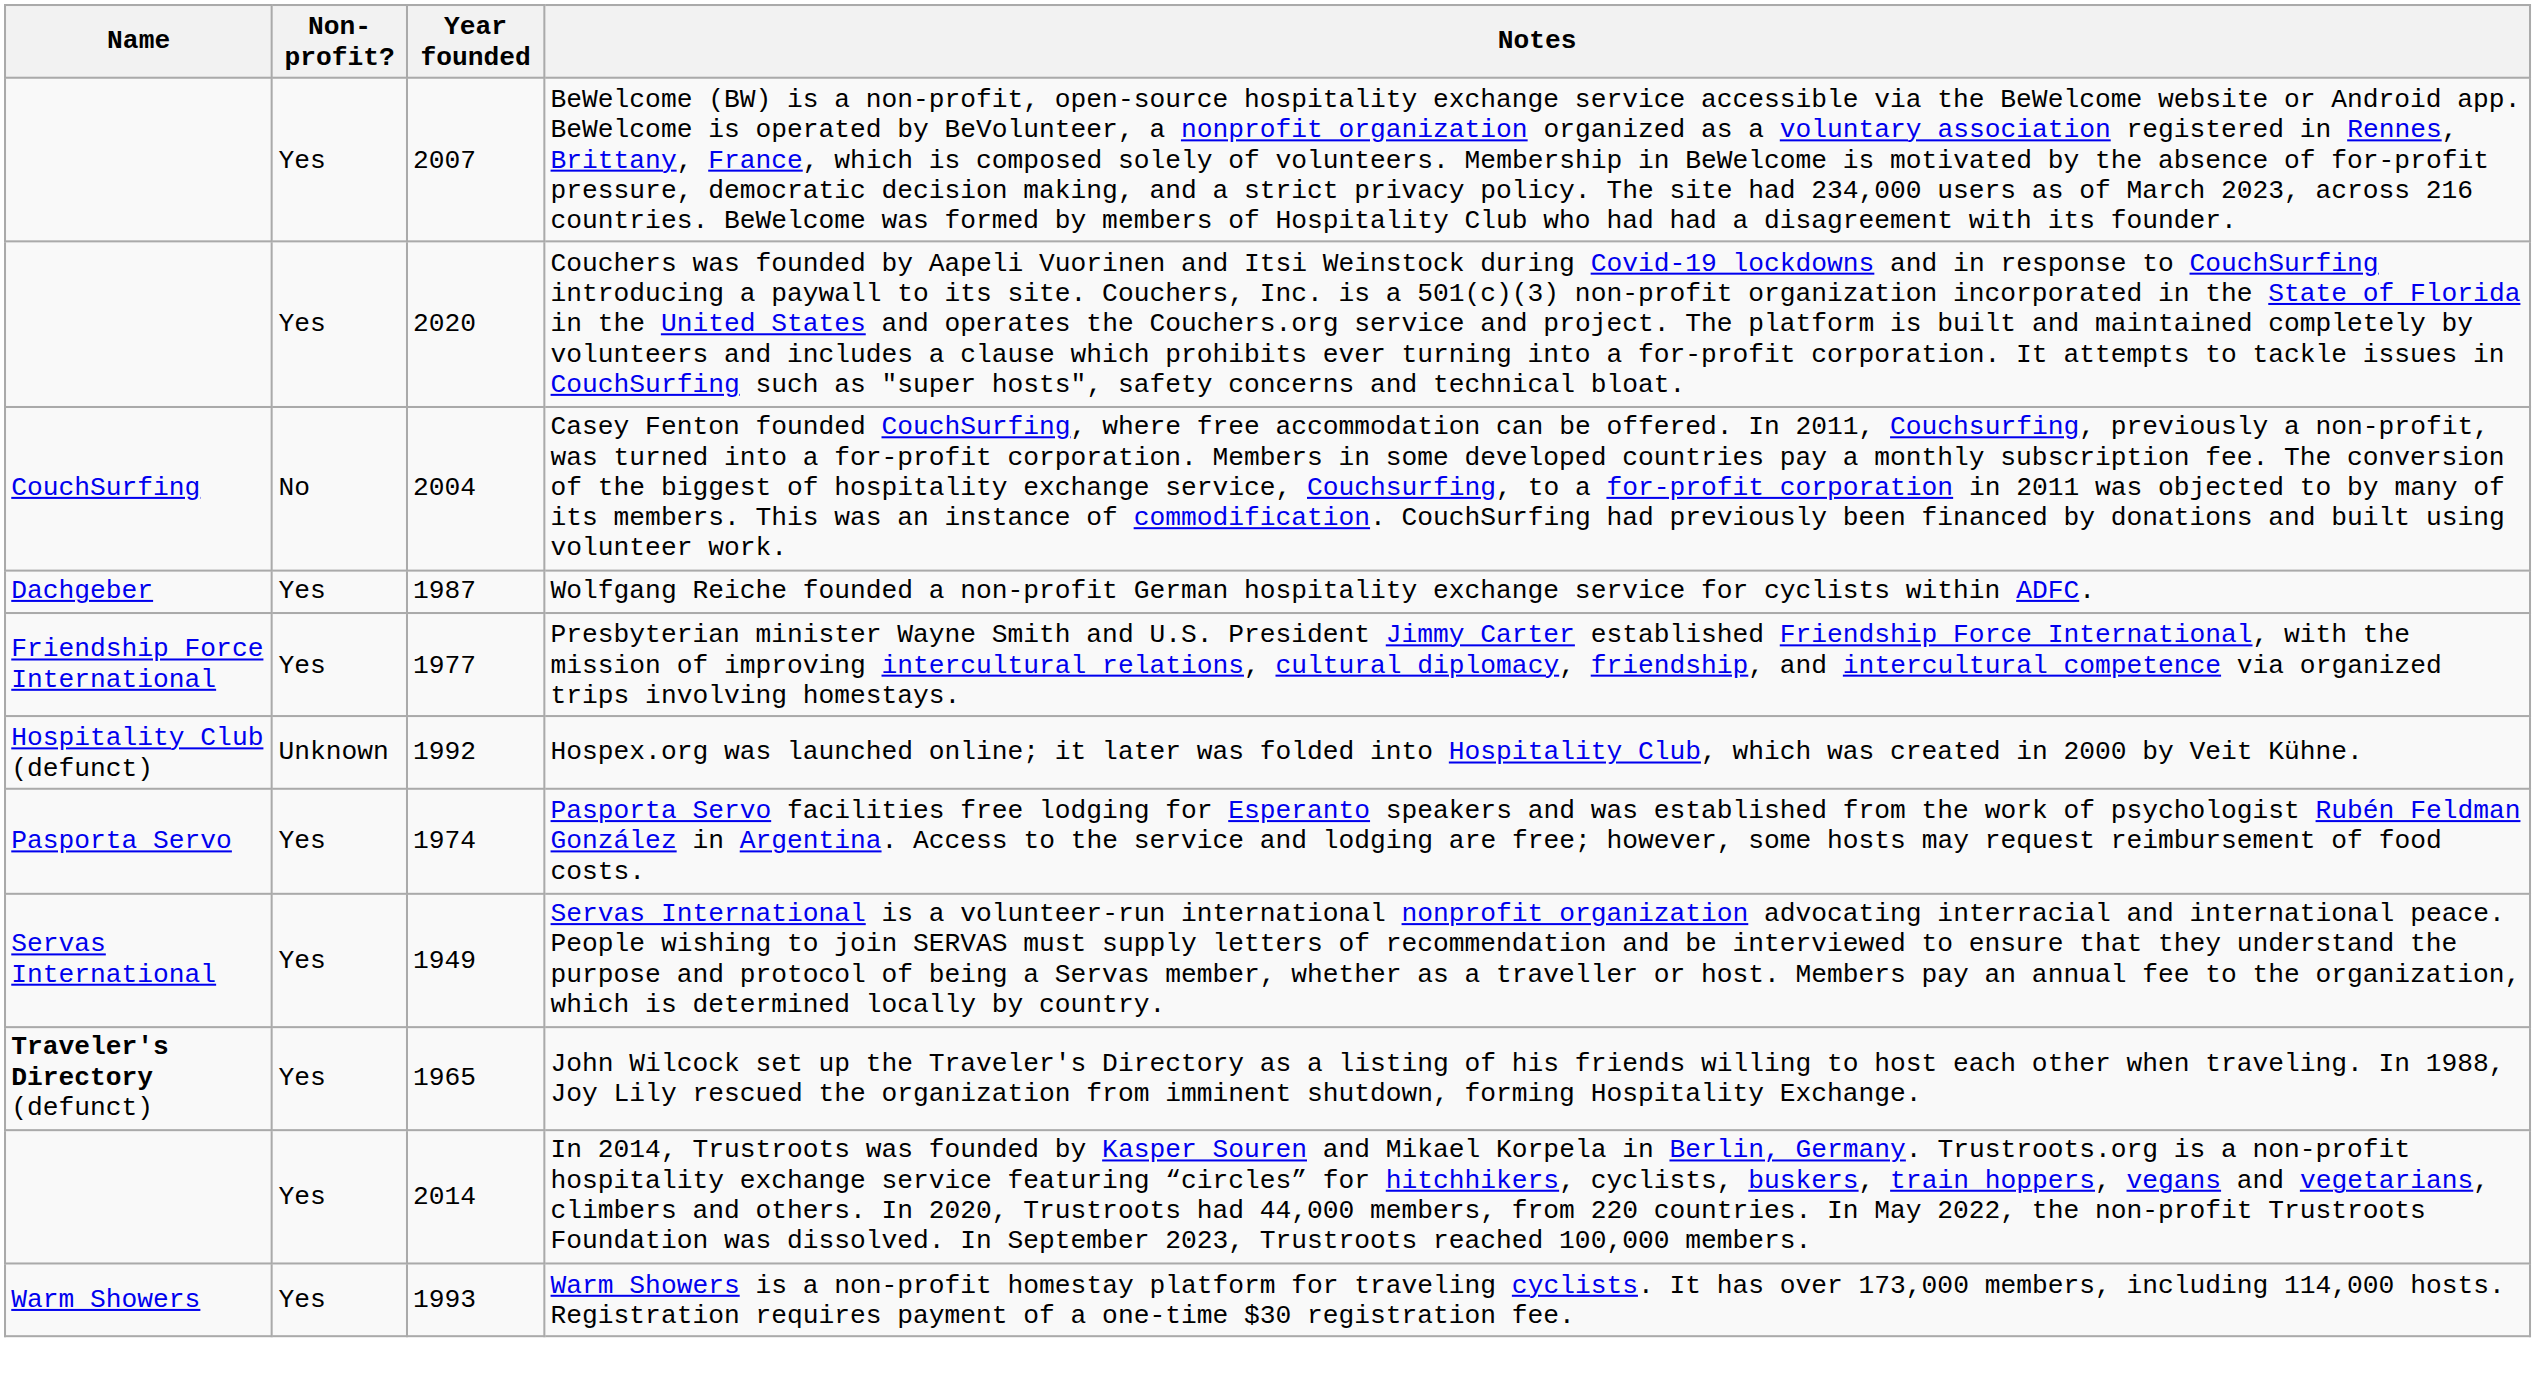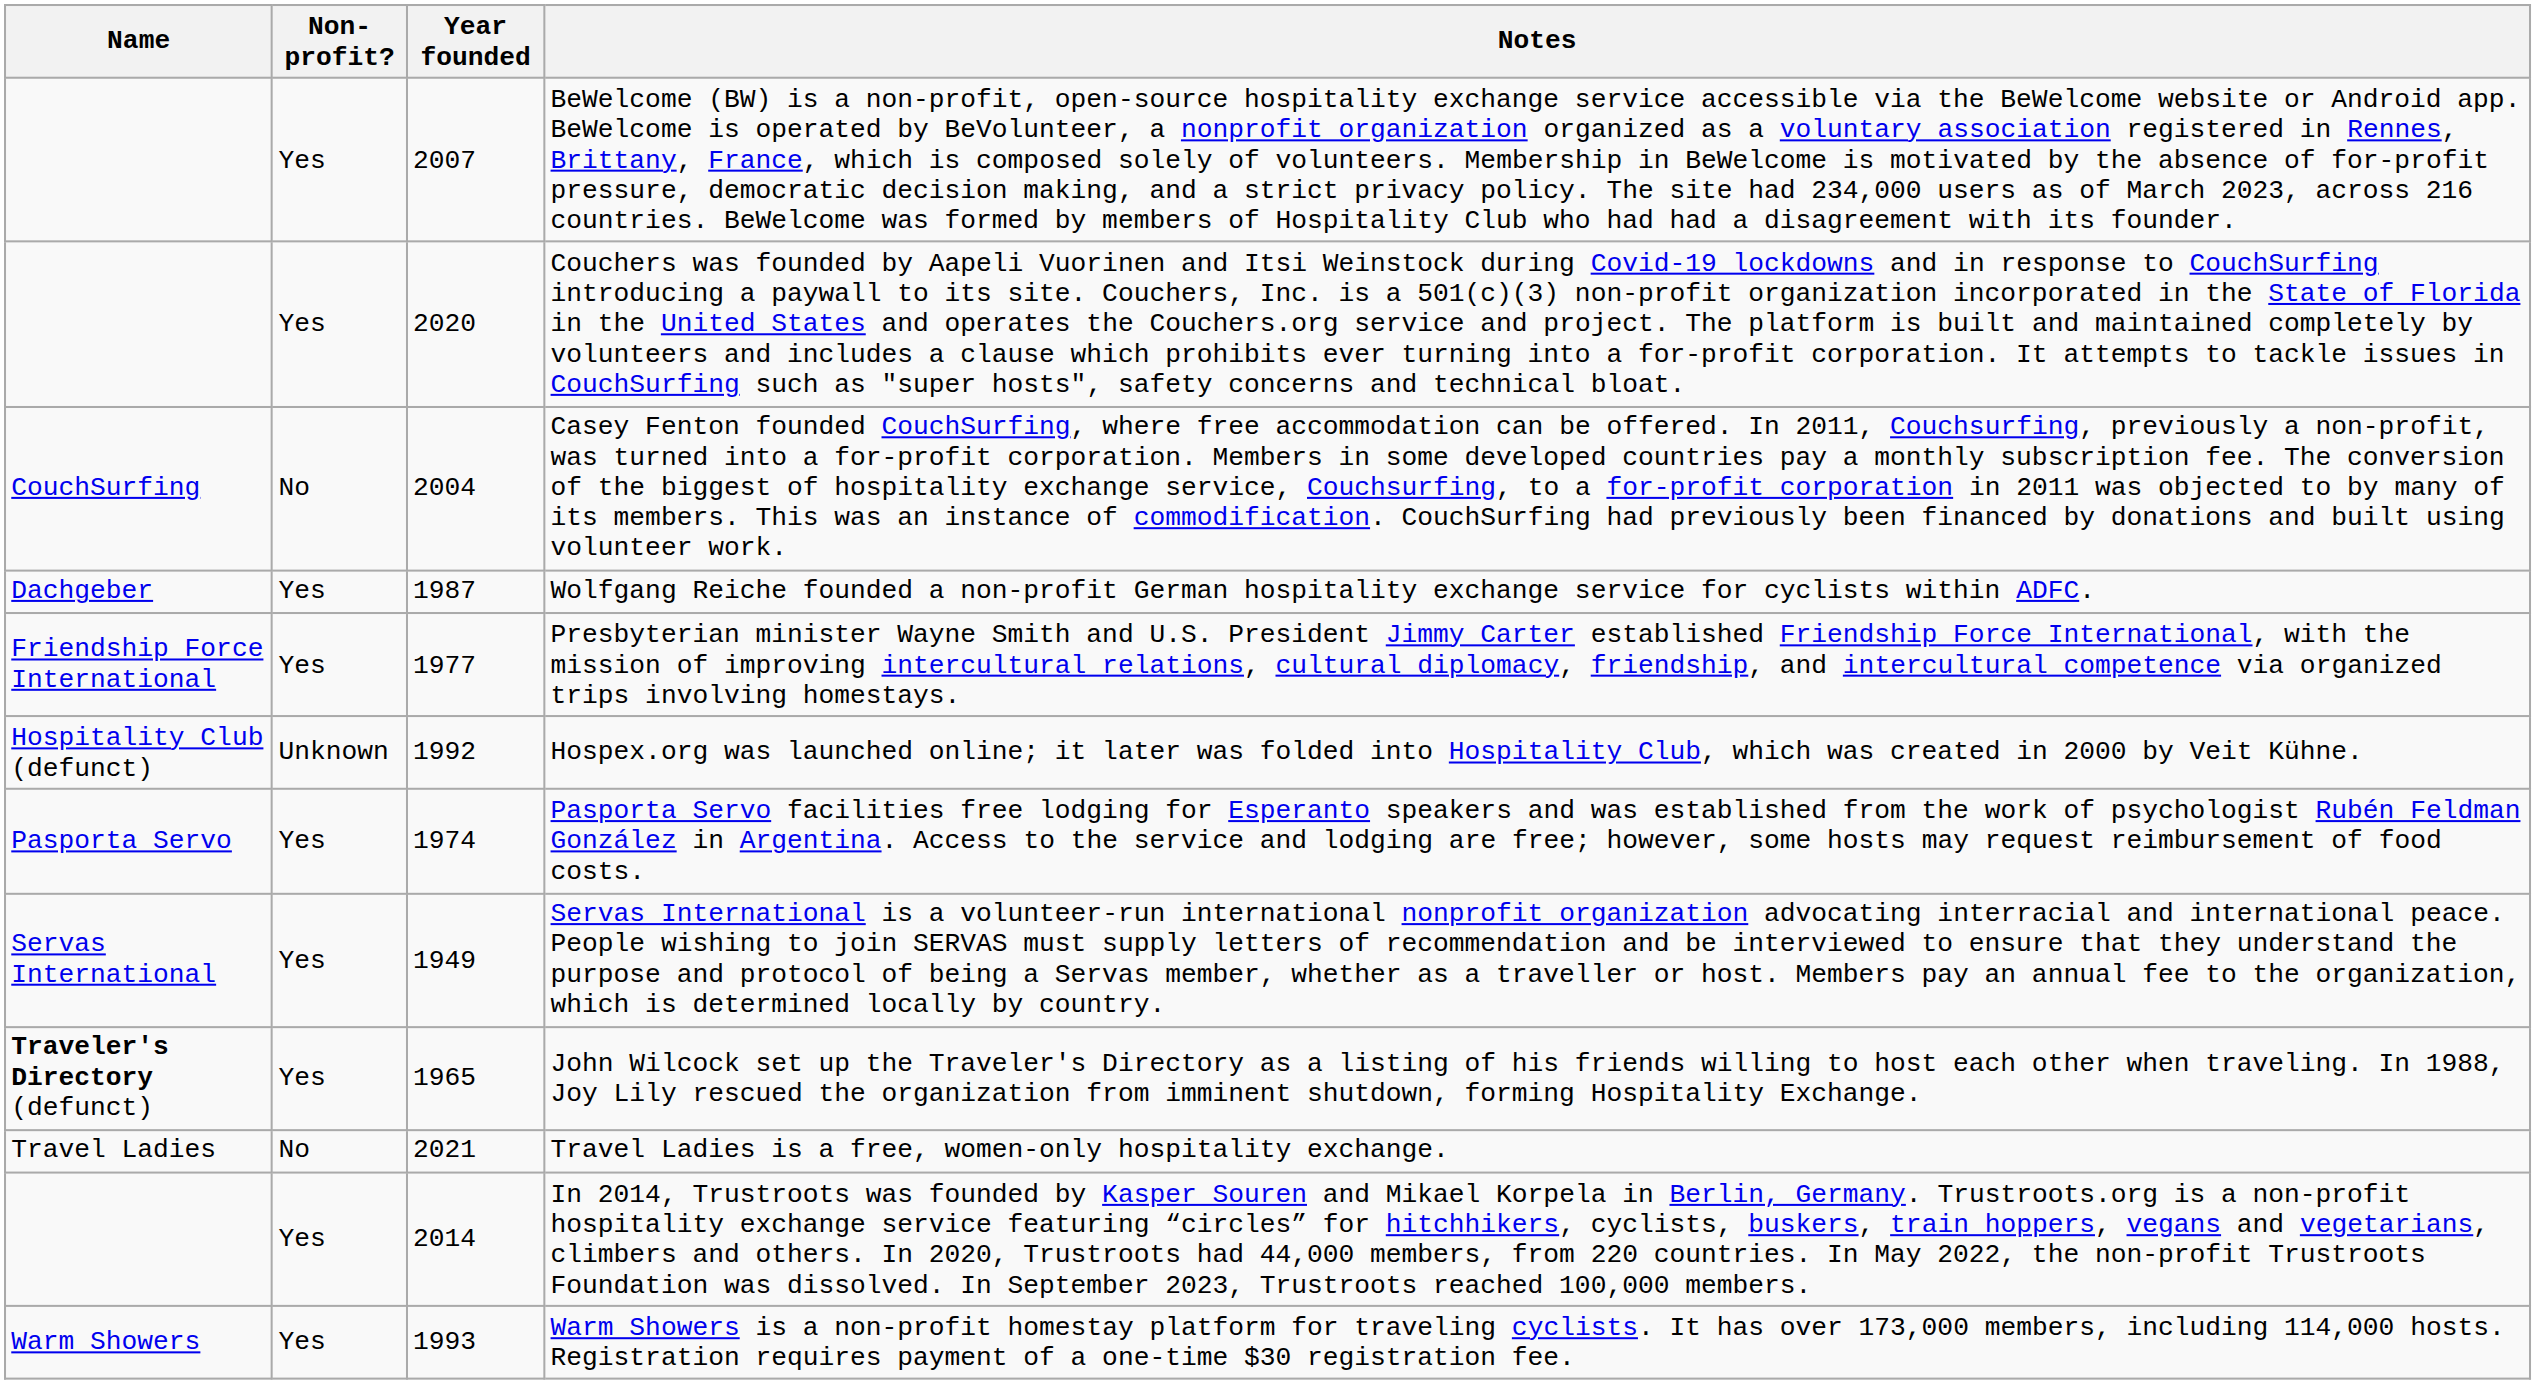+ row: (1000, 1151)
